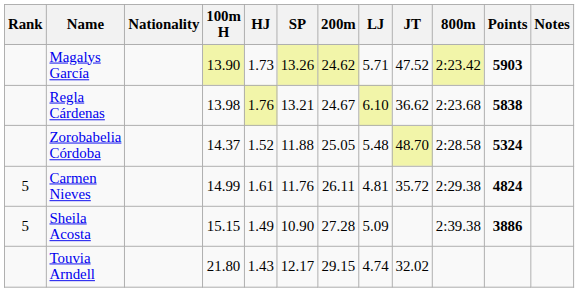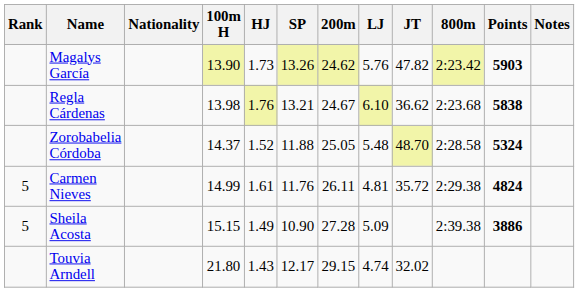(376, 65) 5.71 -> (376, 65) 5.76
(412, 65) 47.52 -> (412, 65) 47.82
